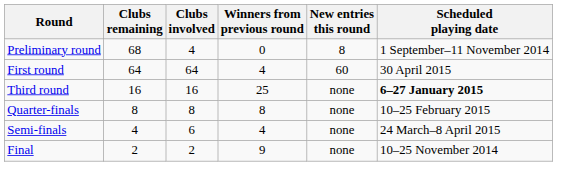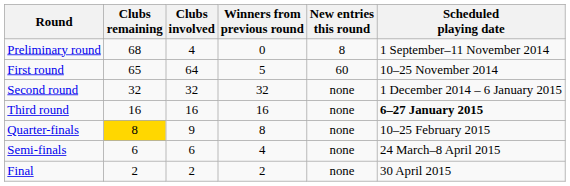(135, 69) 64 -> (135, 69) 65
(262, 69) 4 -> (262, 69) 5
(416, 69) 30 April 2015 -> (439, 69) 10–25 November 2014
+ row: (43, 89)
(262, 89) 25 -> (262, 110) 16
(135, 110) no background -> (135, 130) gold background
(192, 110) 8 -> (192, 130) 9
(135, 130) 4 -> (135, 150) 6
(262, 150) 9 -> (262, 171) 2
(439, 150) 10–25 November 2014 -> (416, 171) 30 April 2015
